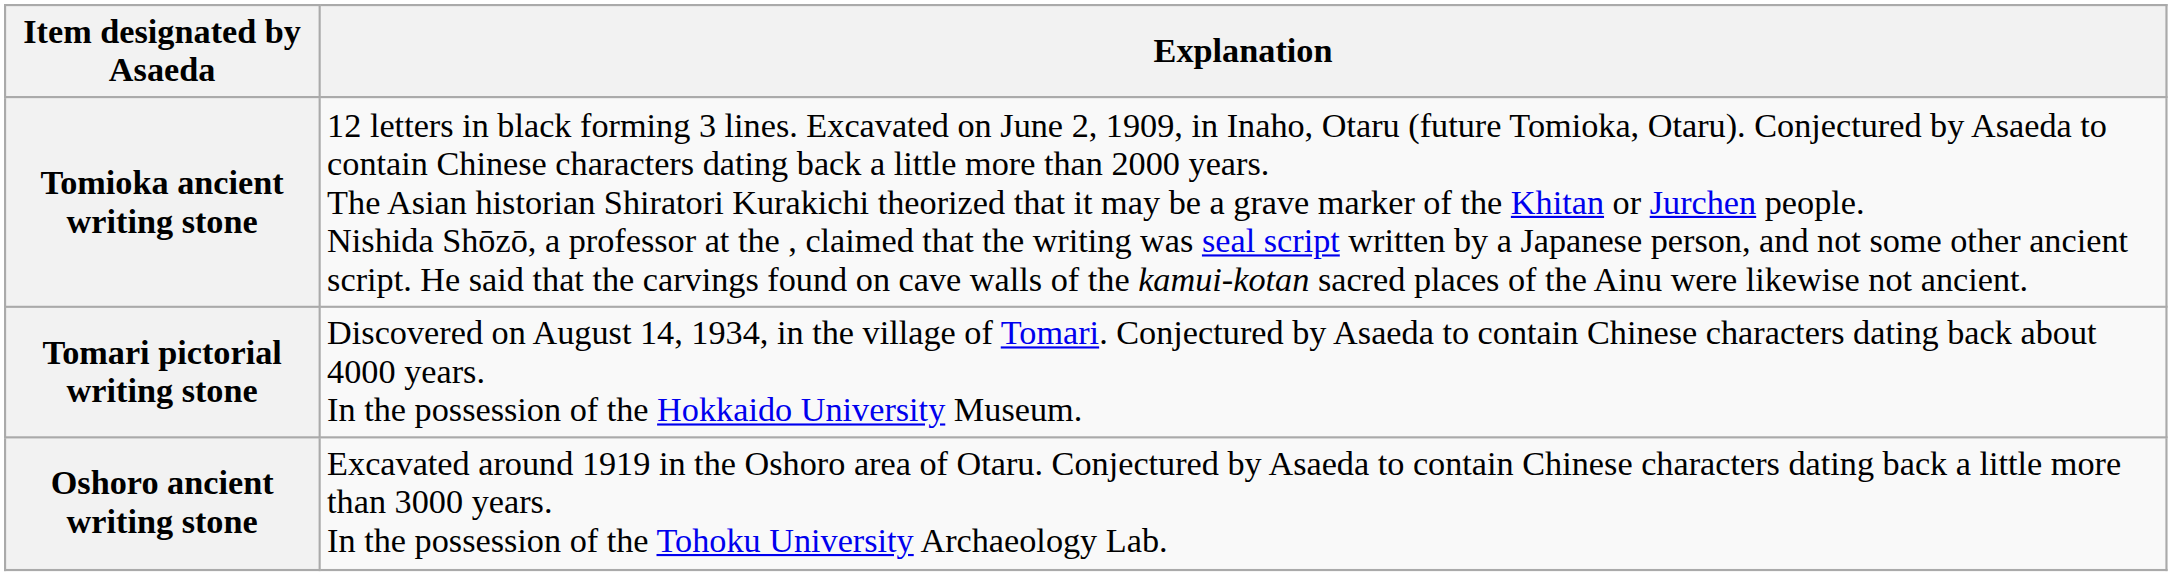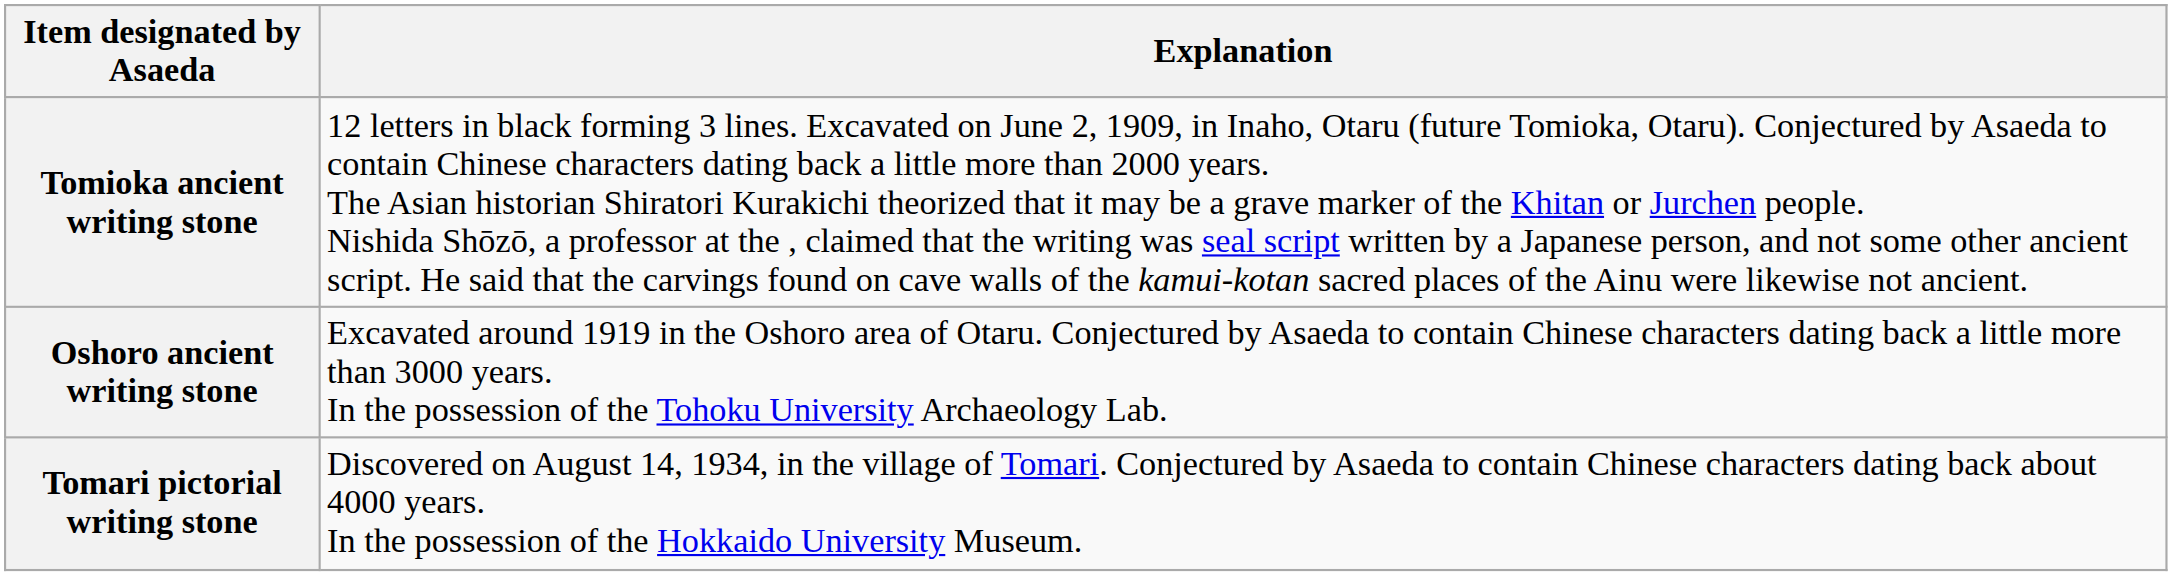rows swapped: (162, 502) <-> (162, 371)
